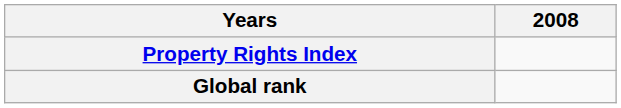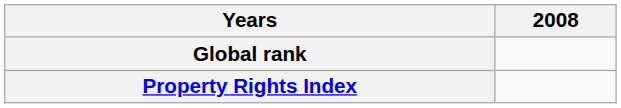rows swapped: (250, 53) <-> (250, 86)
